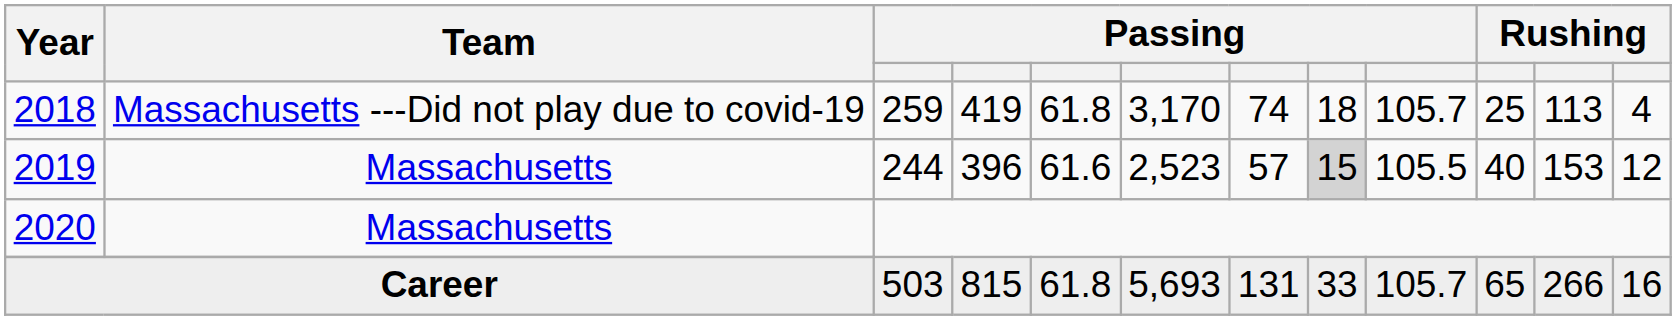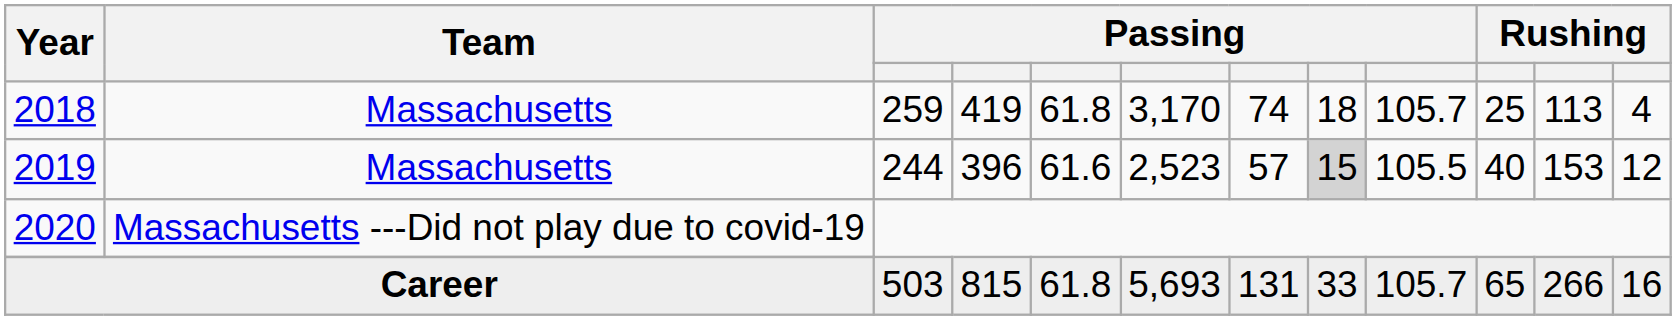(489, 109) Massachusetts ---Did not play due to covid-19 -> (489, 109) Massachusetts
(489, 226) Massachusetts -> (489, 226) Massachusetts ---Did not play due to covid-19
